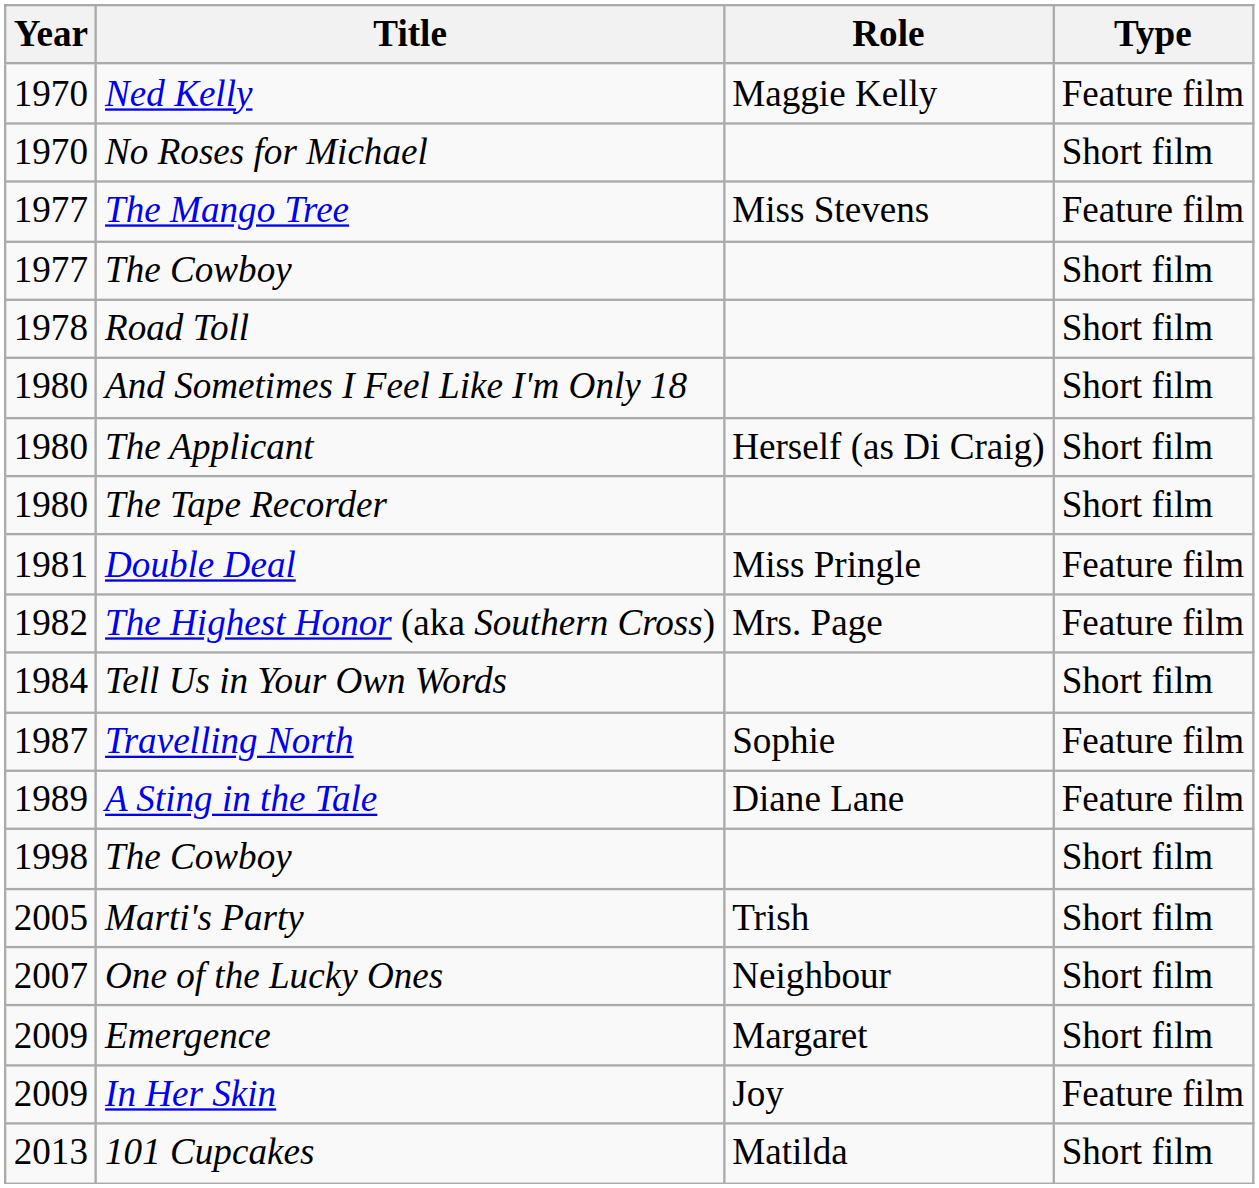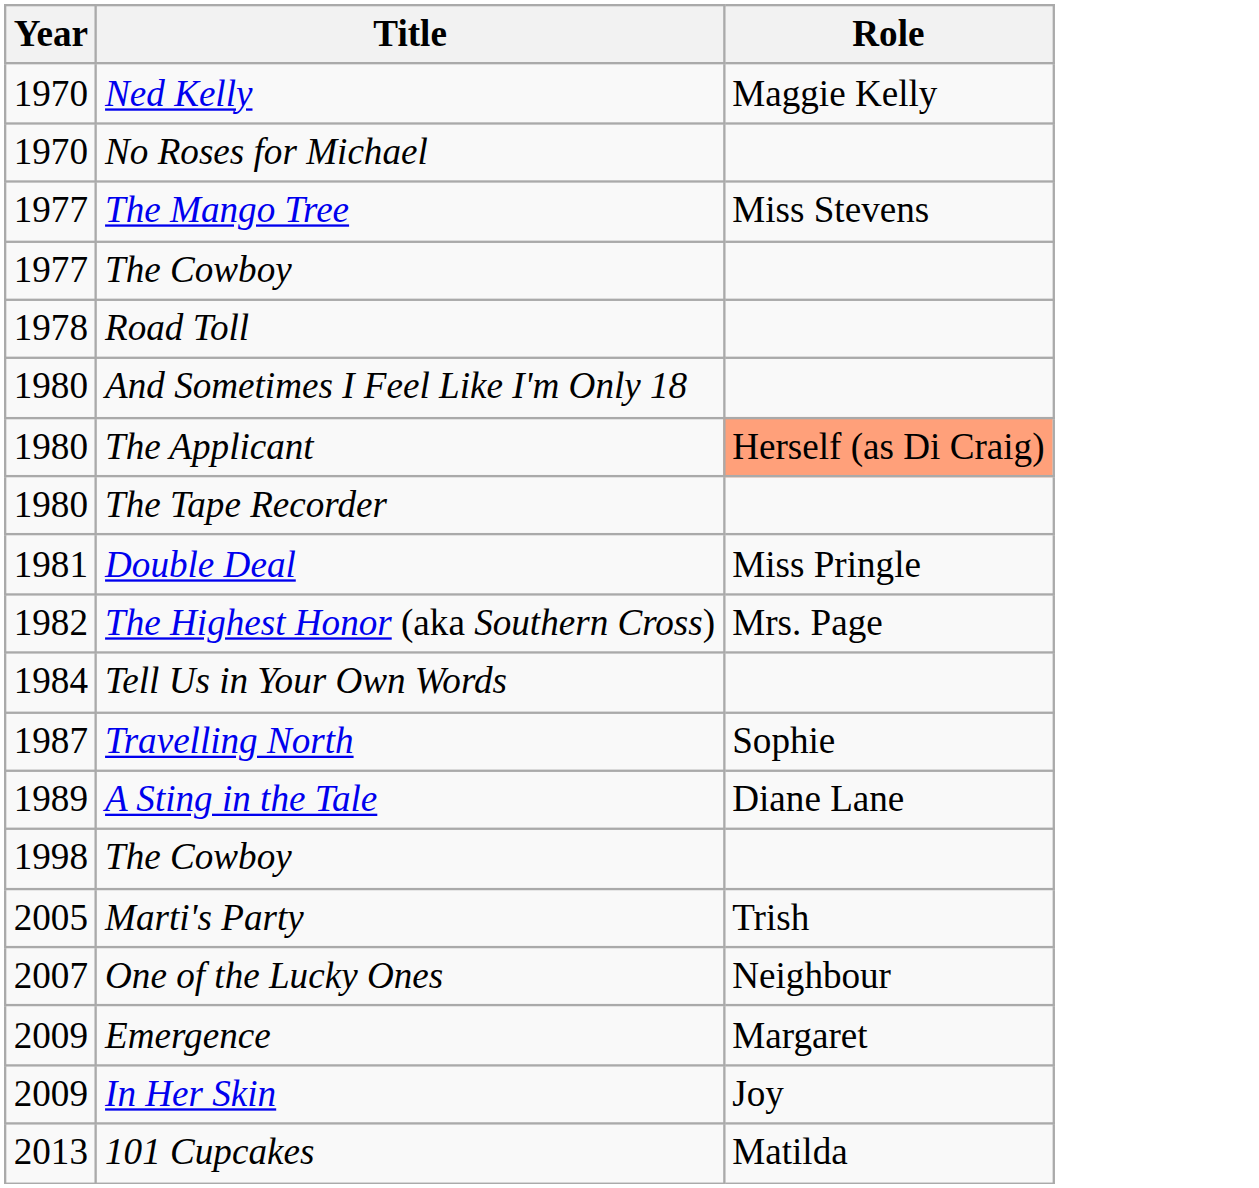- column: (1153, 33)
(888, 446) no background -> (888, 446) lightsalmon background
